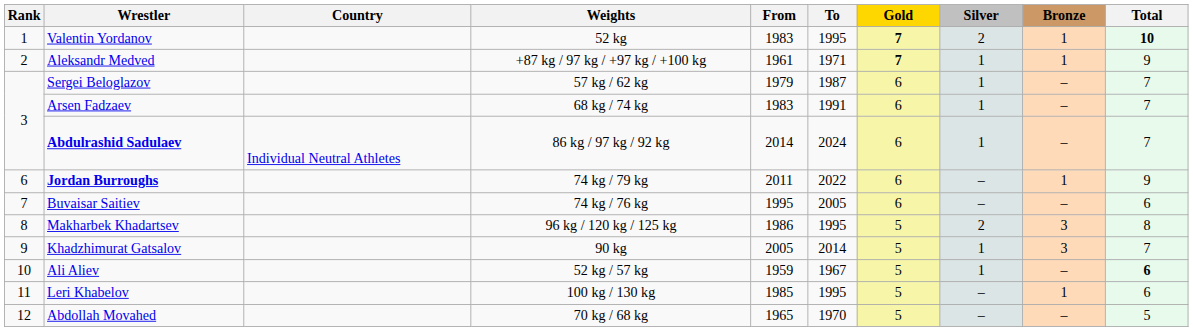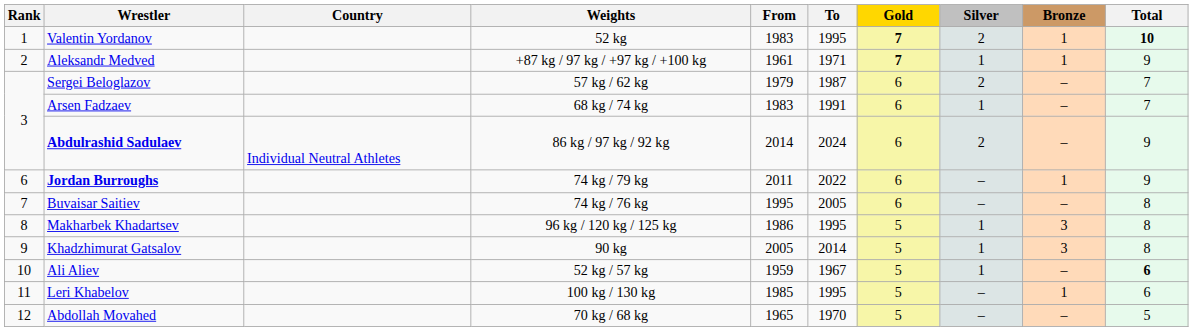(981, 82) 1 -> (981, 82) 2
(981, 143) 1 -> (981, 143) 2
(1147, 143) 7 -> (1147, 143) 9
(1147, 203) 6 -> (1147, 203) 8
(981, 225) 2 -> (981, 225) 1
(1147, 248) 7 -> (1147, 248) 8
